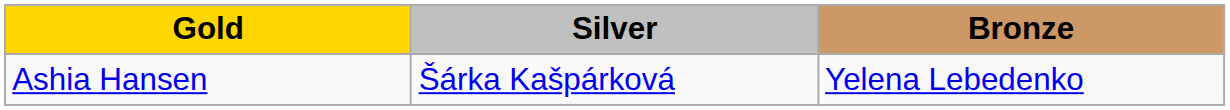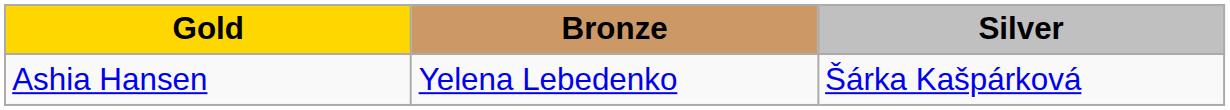columns swapped: (615, 29) <-> (1021, 29)
